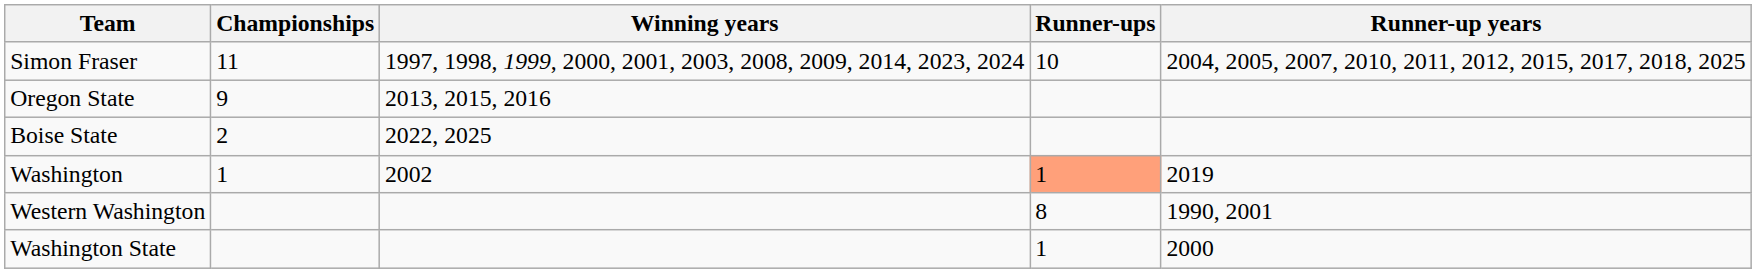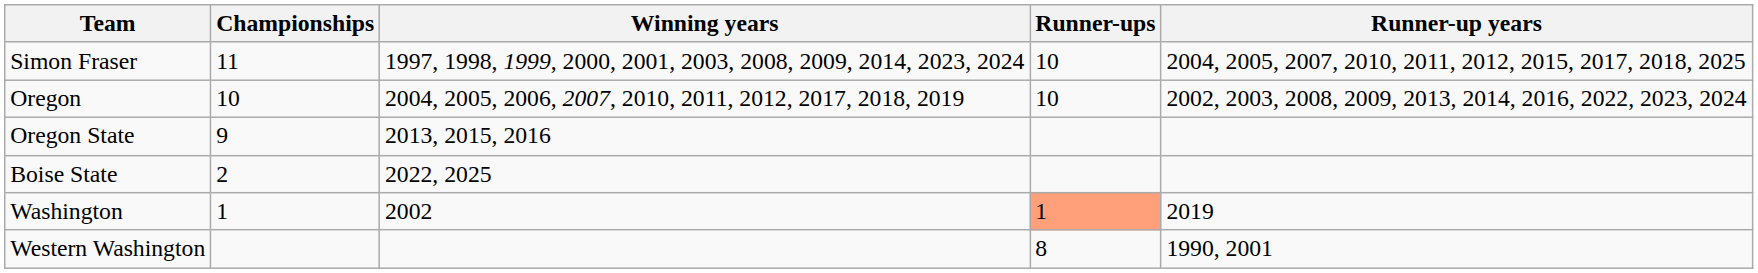+ row: (46, 98)
- row: (93, 248)
